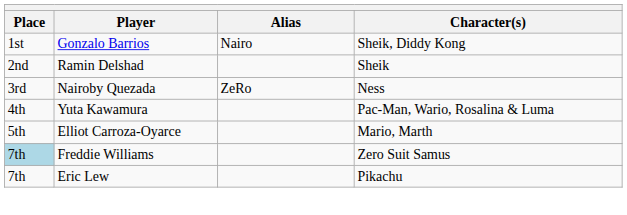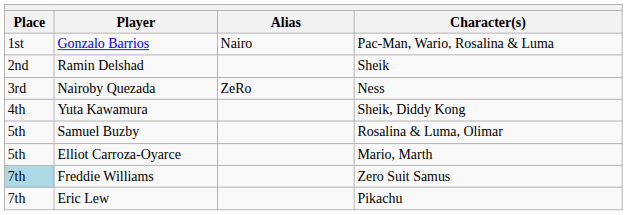(411, 44) Sheik, Diddy Kong -> (456, 44) Pac-Man, Wario, Rosalina & Luma
(456, 110) Pac-Man, Wario, Rosalina & Luma -> (411, 110) Sheik, Diddy Kong
+ row: (98, 132)
